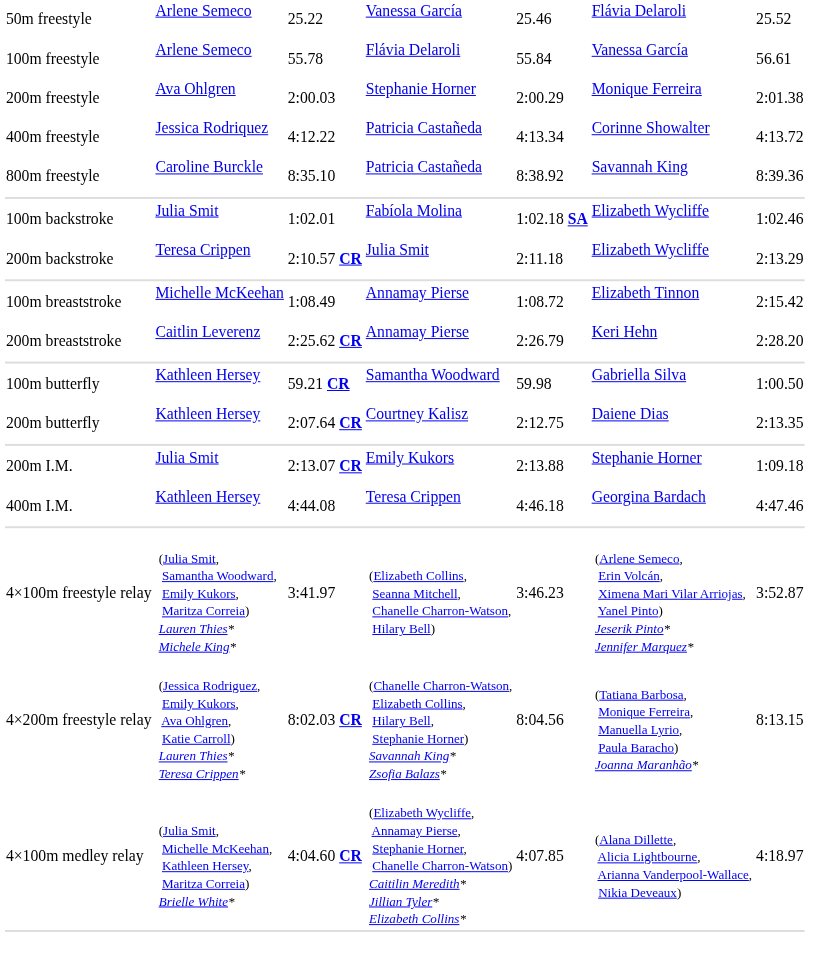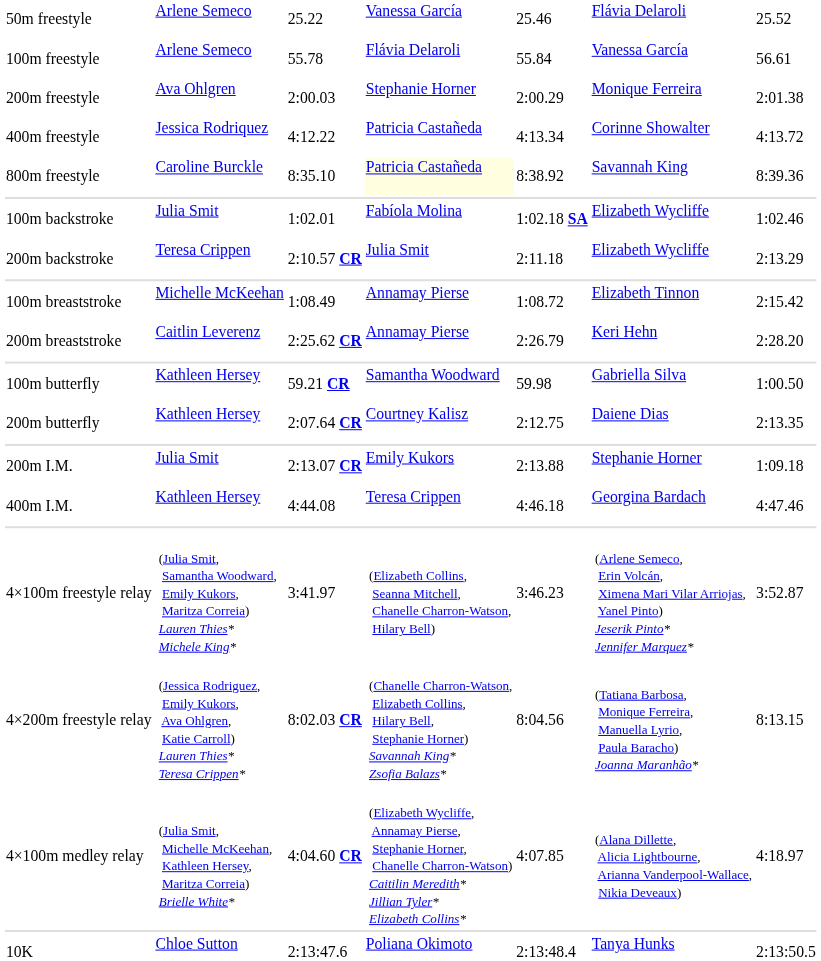(424, 176) no background -> (424, 176) lightyellow background
+ row: (19, 952)
